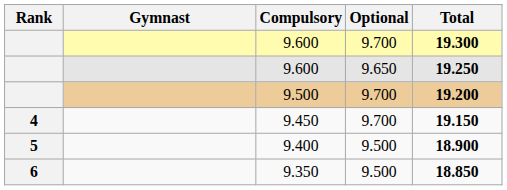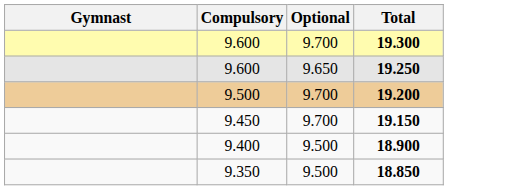- column: (34, 17)
